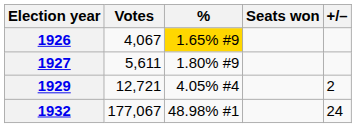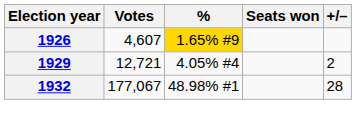(143, 39) 4,067 -> (143, 39) 4,607
- row: (54, 63)
(335, 110) 24 -> (335, 87) 28
